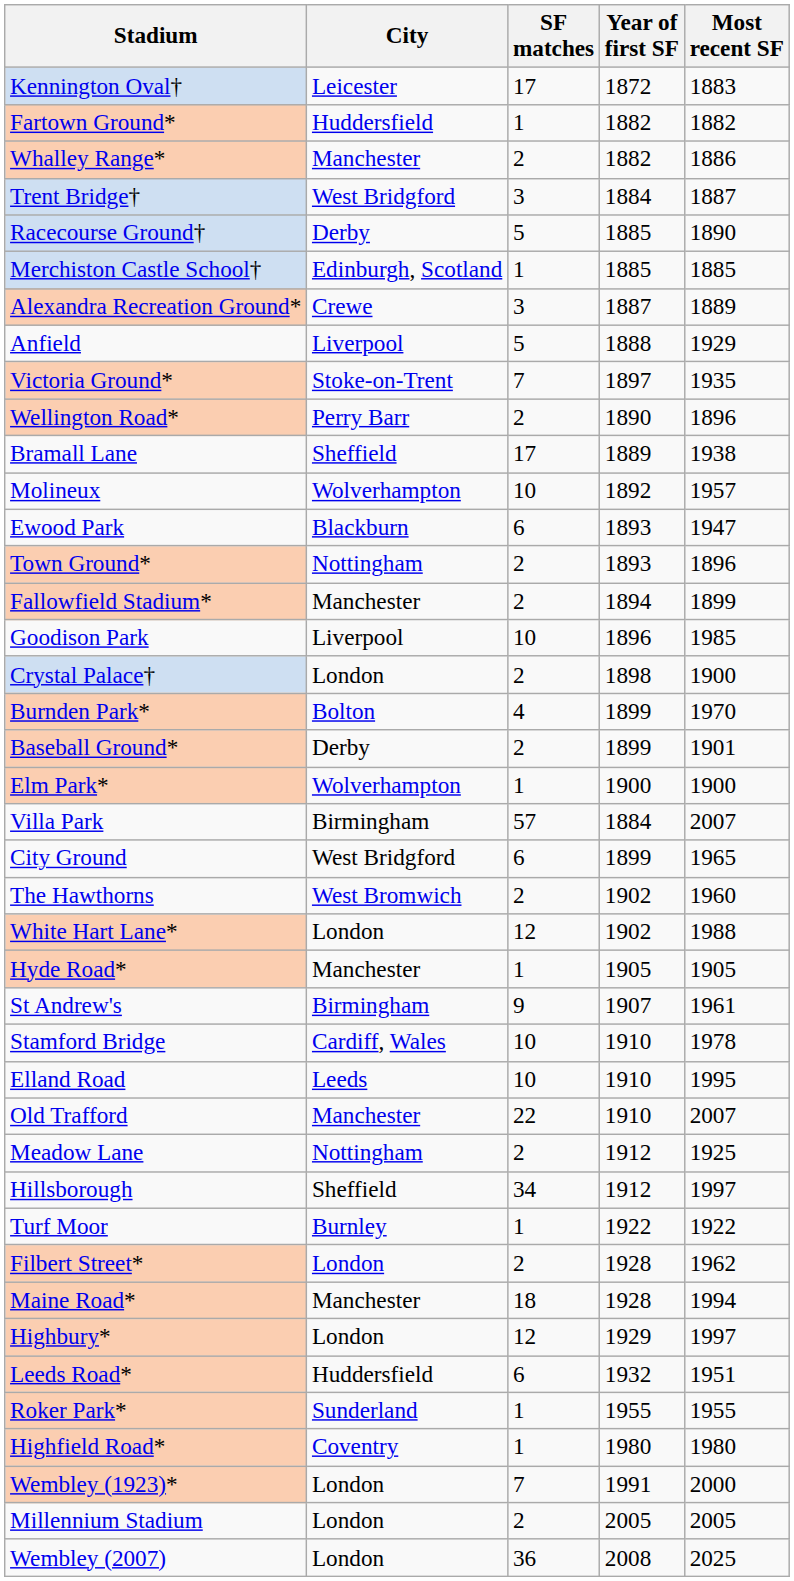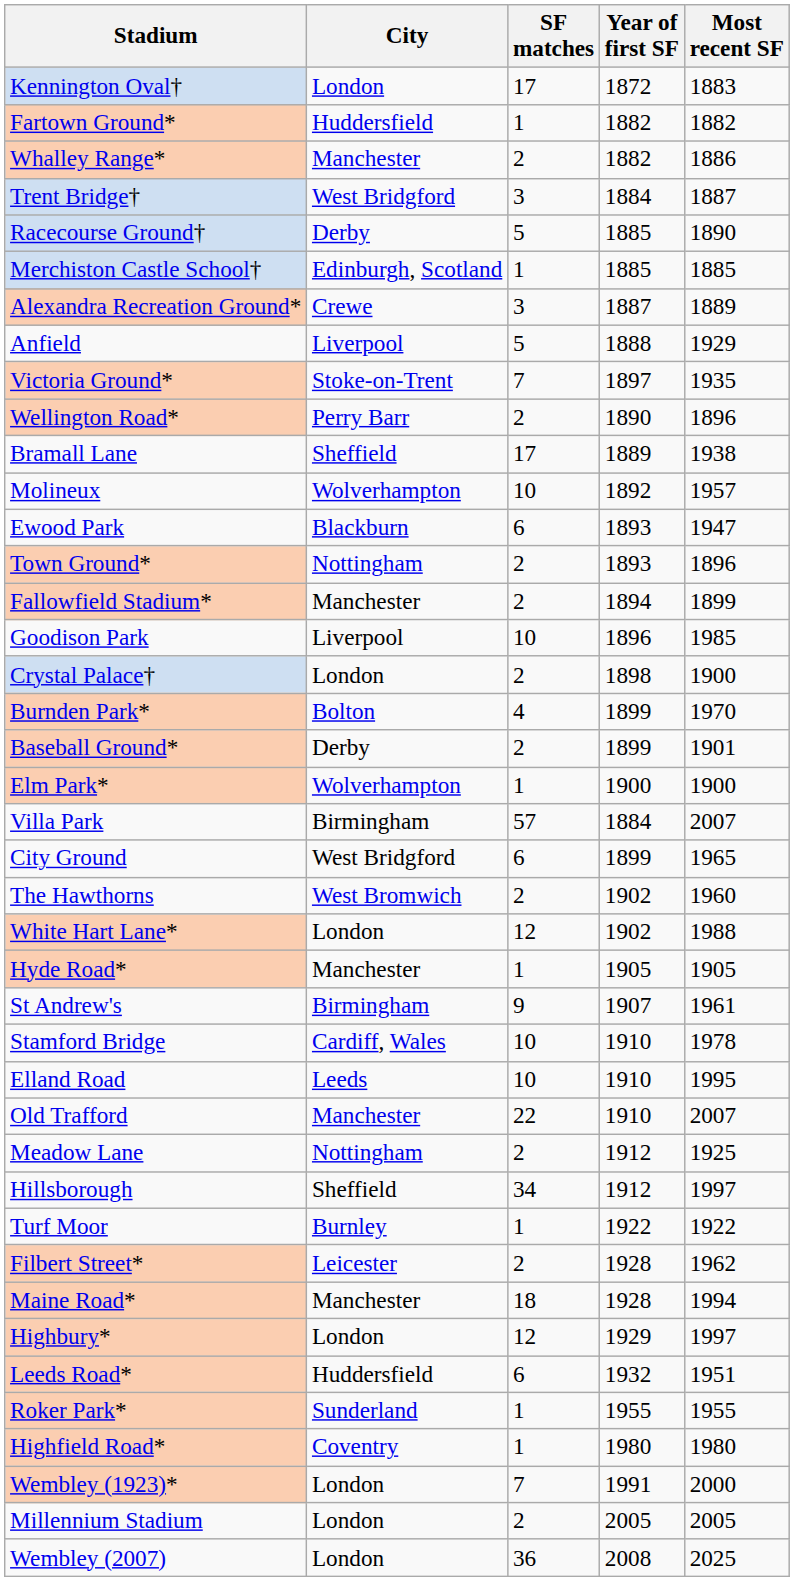(354, 85) Leicester -> (348, 85) London
(348, 1263) London -> (354, 1263) Leicester
